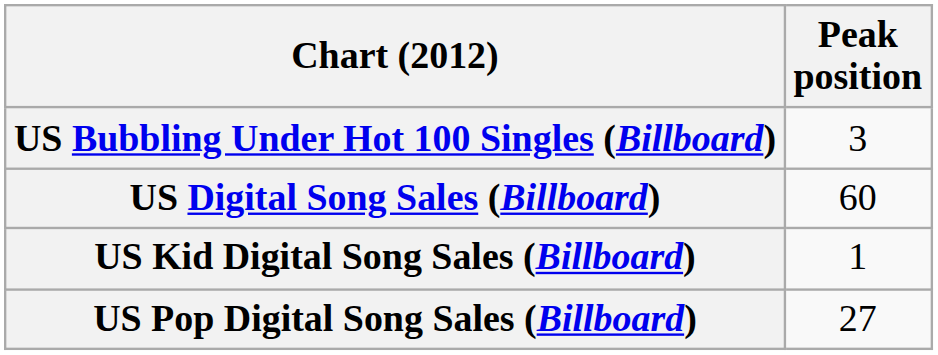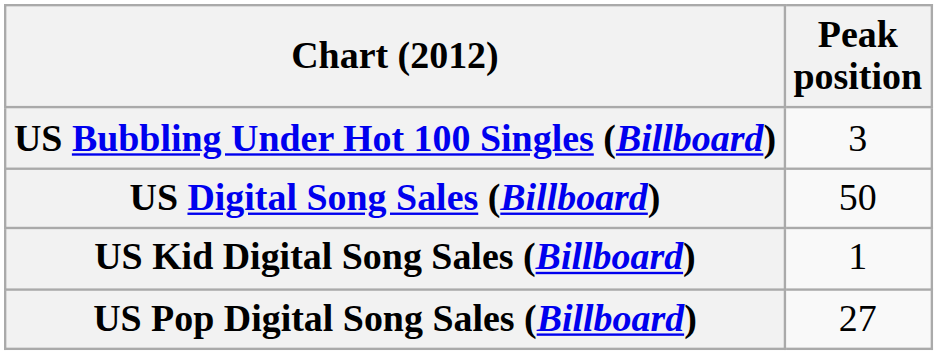(858, 197) 60 -> (858, 197) 50
